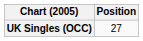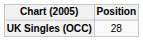(116, 28) 27 -> (116, 28) 28
